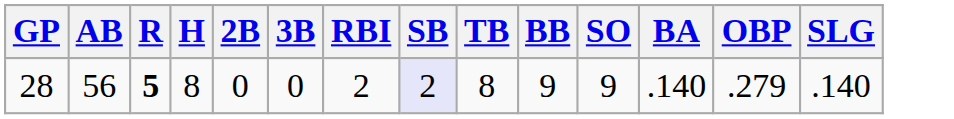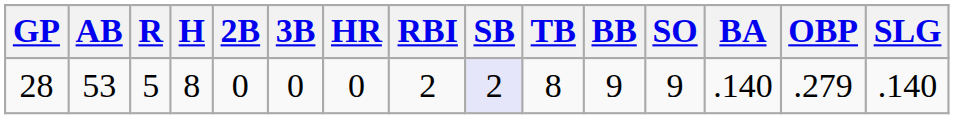+ column: (356, 31)
(99, 85) 56 -> (99, 85) 53
(151, 85) bold -> (151, 85) normal
